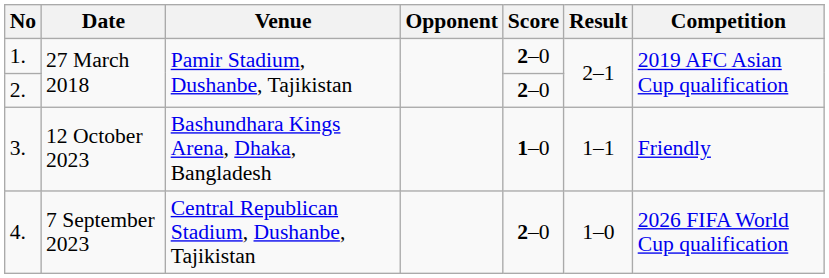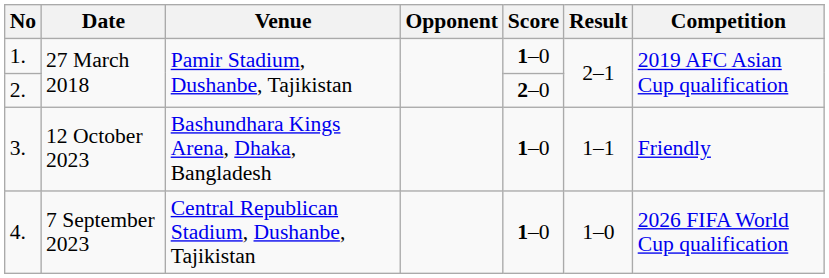(533, 55) 2–0 -> (533, 55) 1–0
(533, 231) 2–0 -> (533, 231) 1–0
